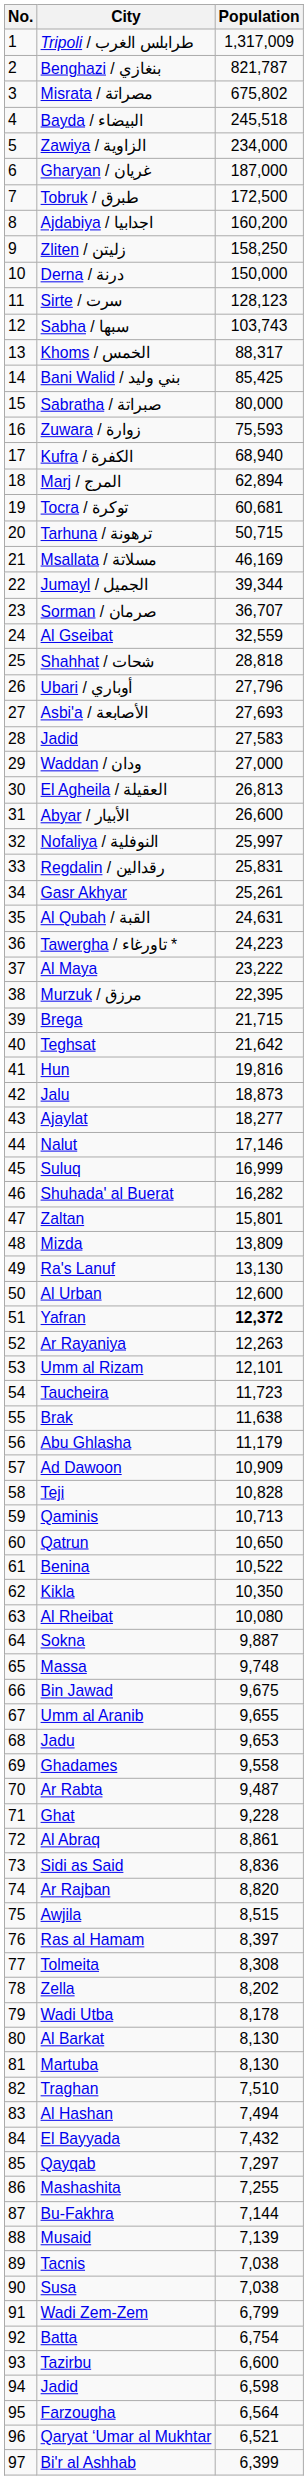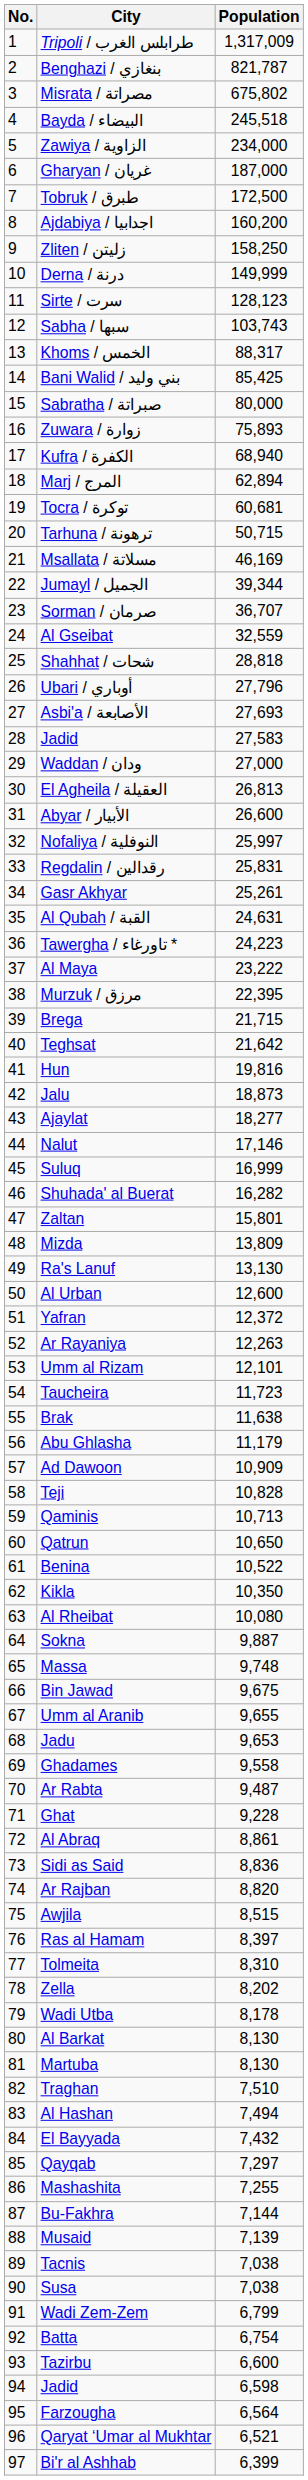(259, 274) 150,000 -> (259, 274) 149,999
(259, 430) 75,593 -> (259, 430) 75,893
(259, 1318) bold -> (259, 1318) normal
(259, 1965) 8,308 -> (259, 1965) 8,310
